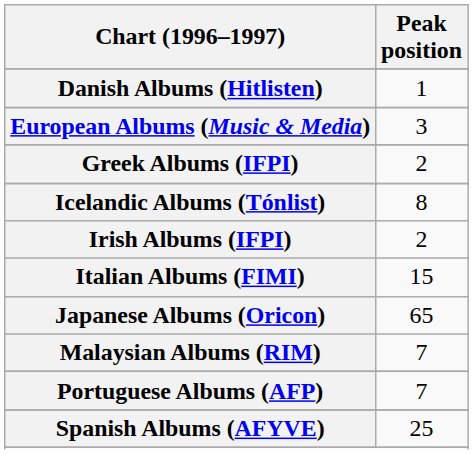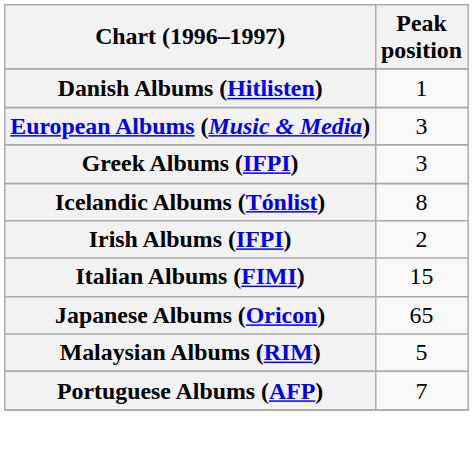(422, 163) 2 -> (422, 163) 3
(422, 352) 7 -> (422, 352) 5
- row: (190, 428)
